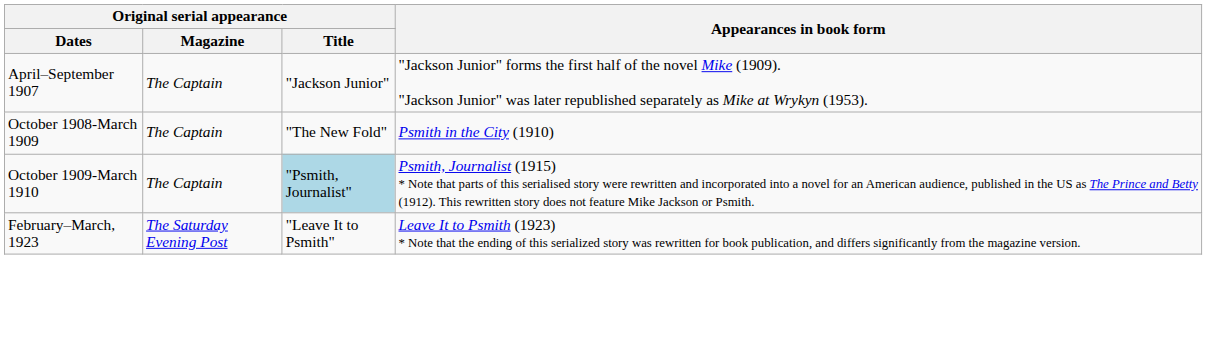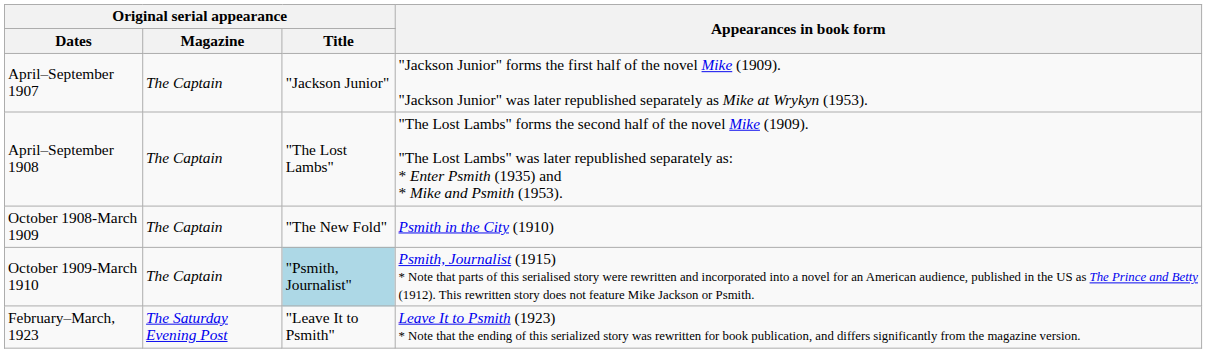+ row: (61, 158)
